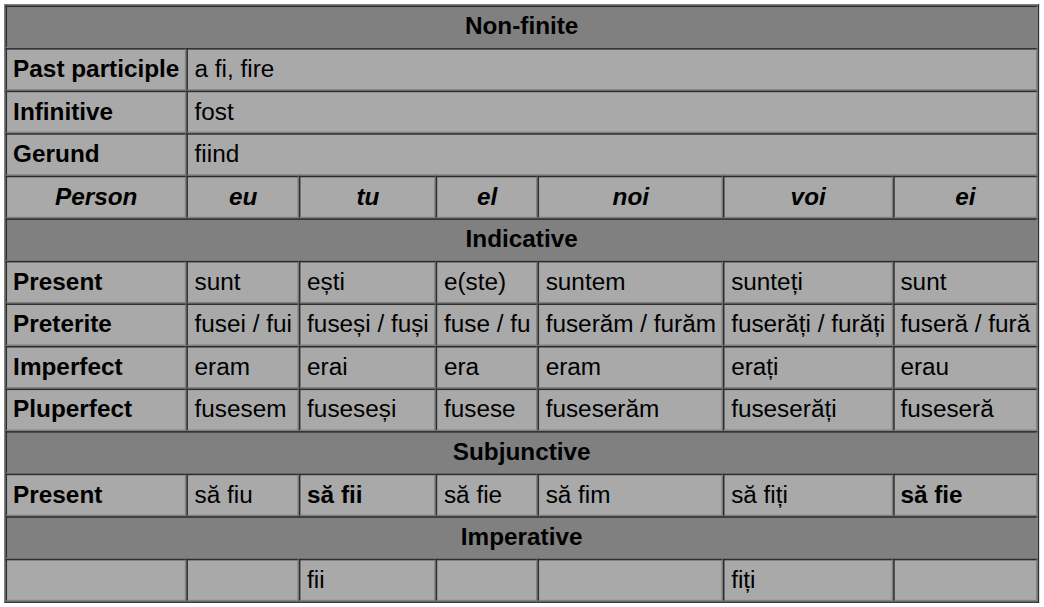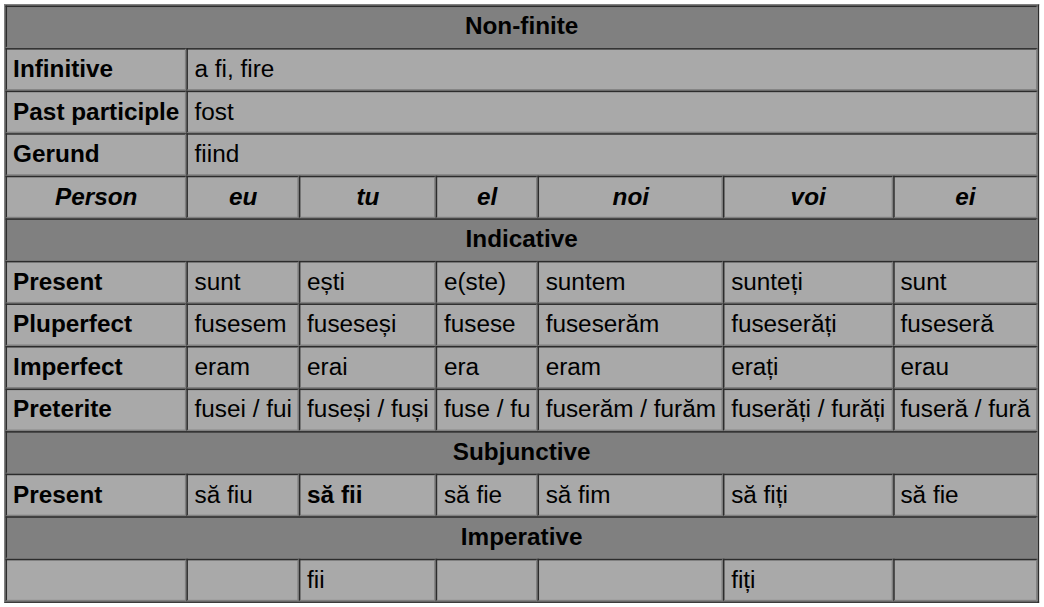(96, 69) Past participle -> (63, 69) Infinitive
(63, 111) Infinitive -> (96, 111) Past participle
rows swapped: (243, 324) <-> (241, 409)
(932, 494) bold -> (930, 494) normal
